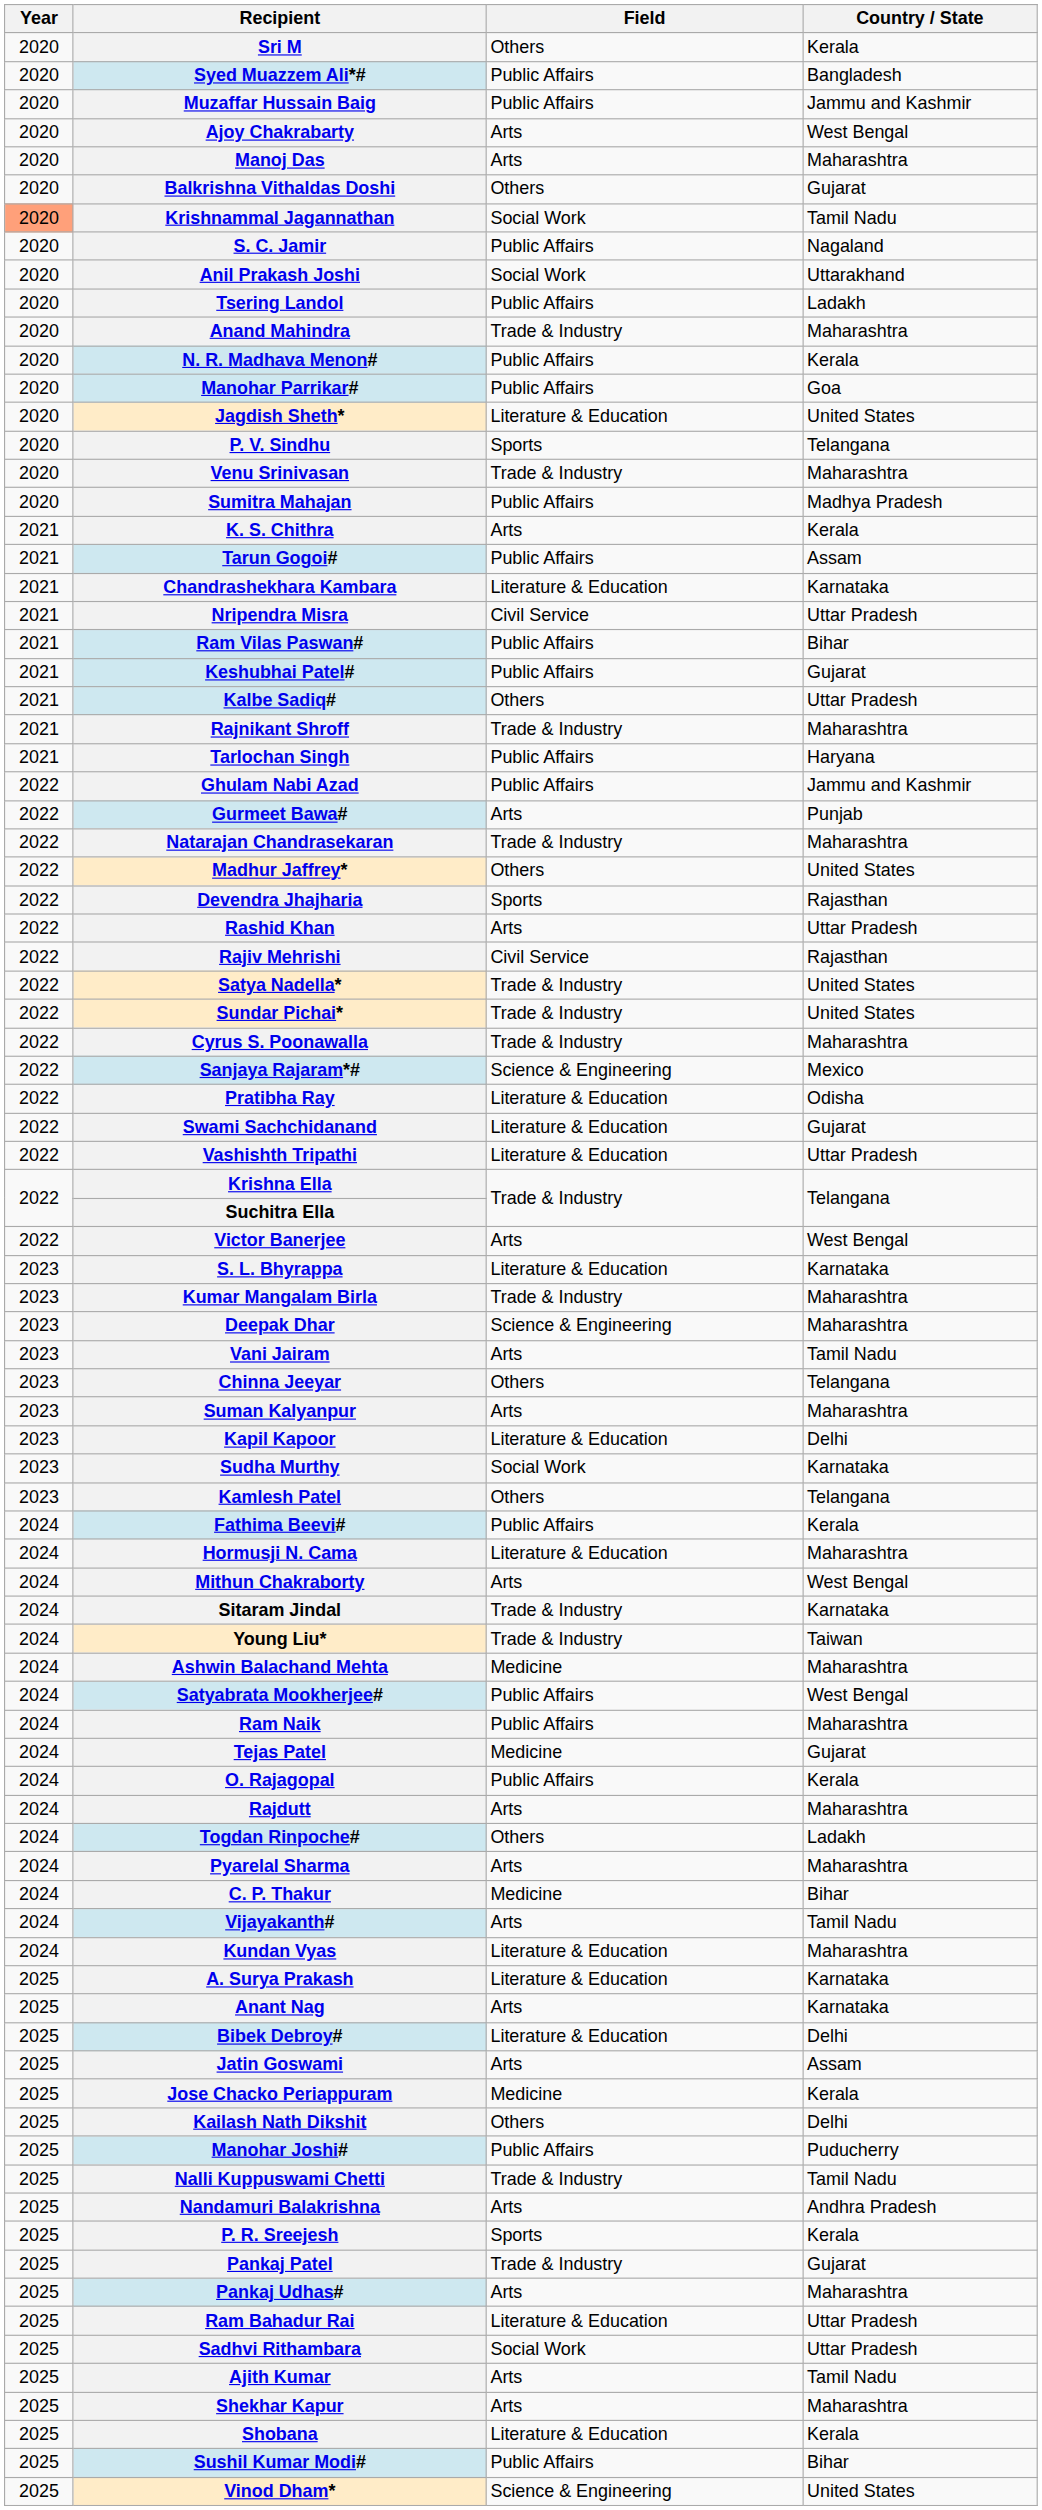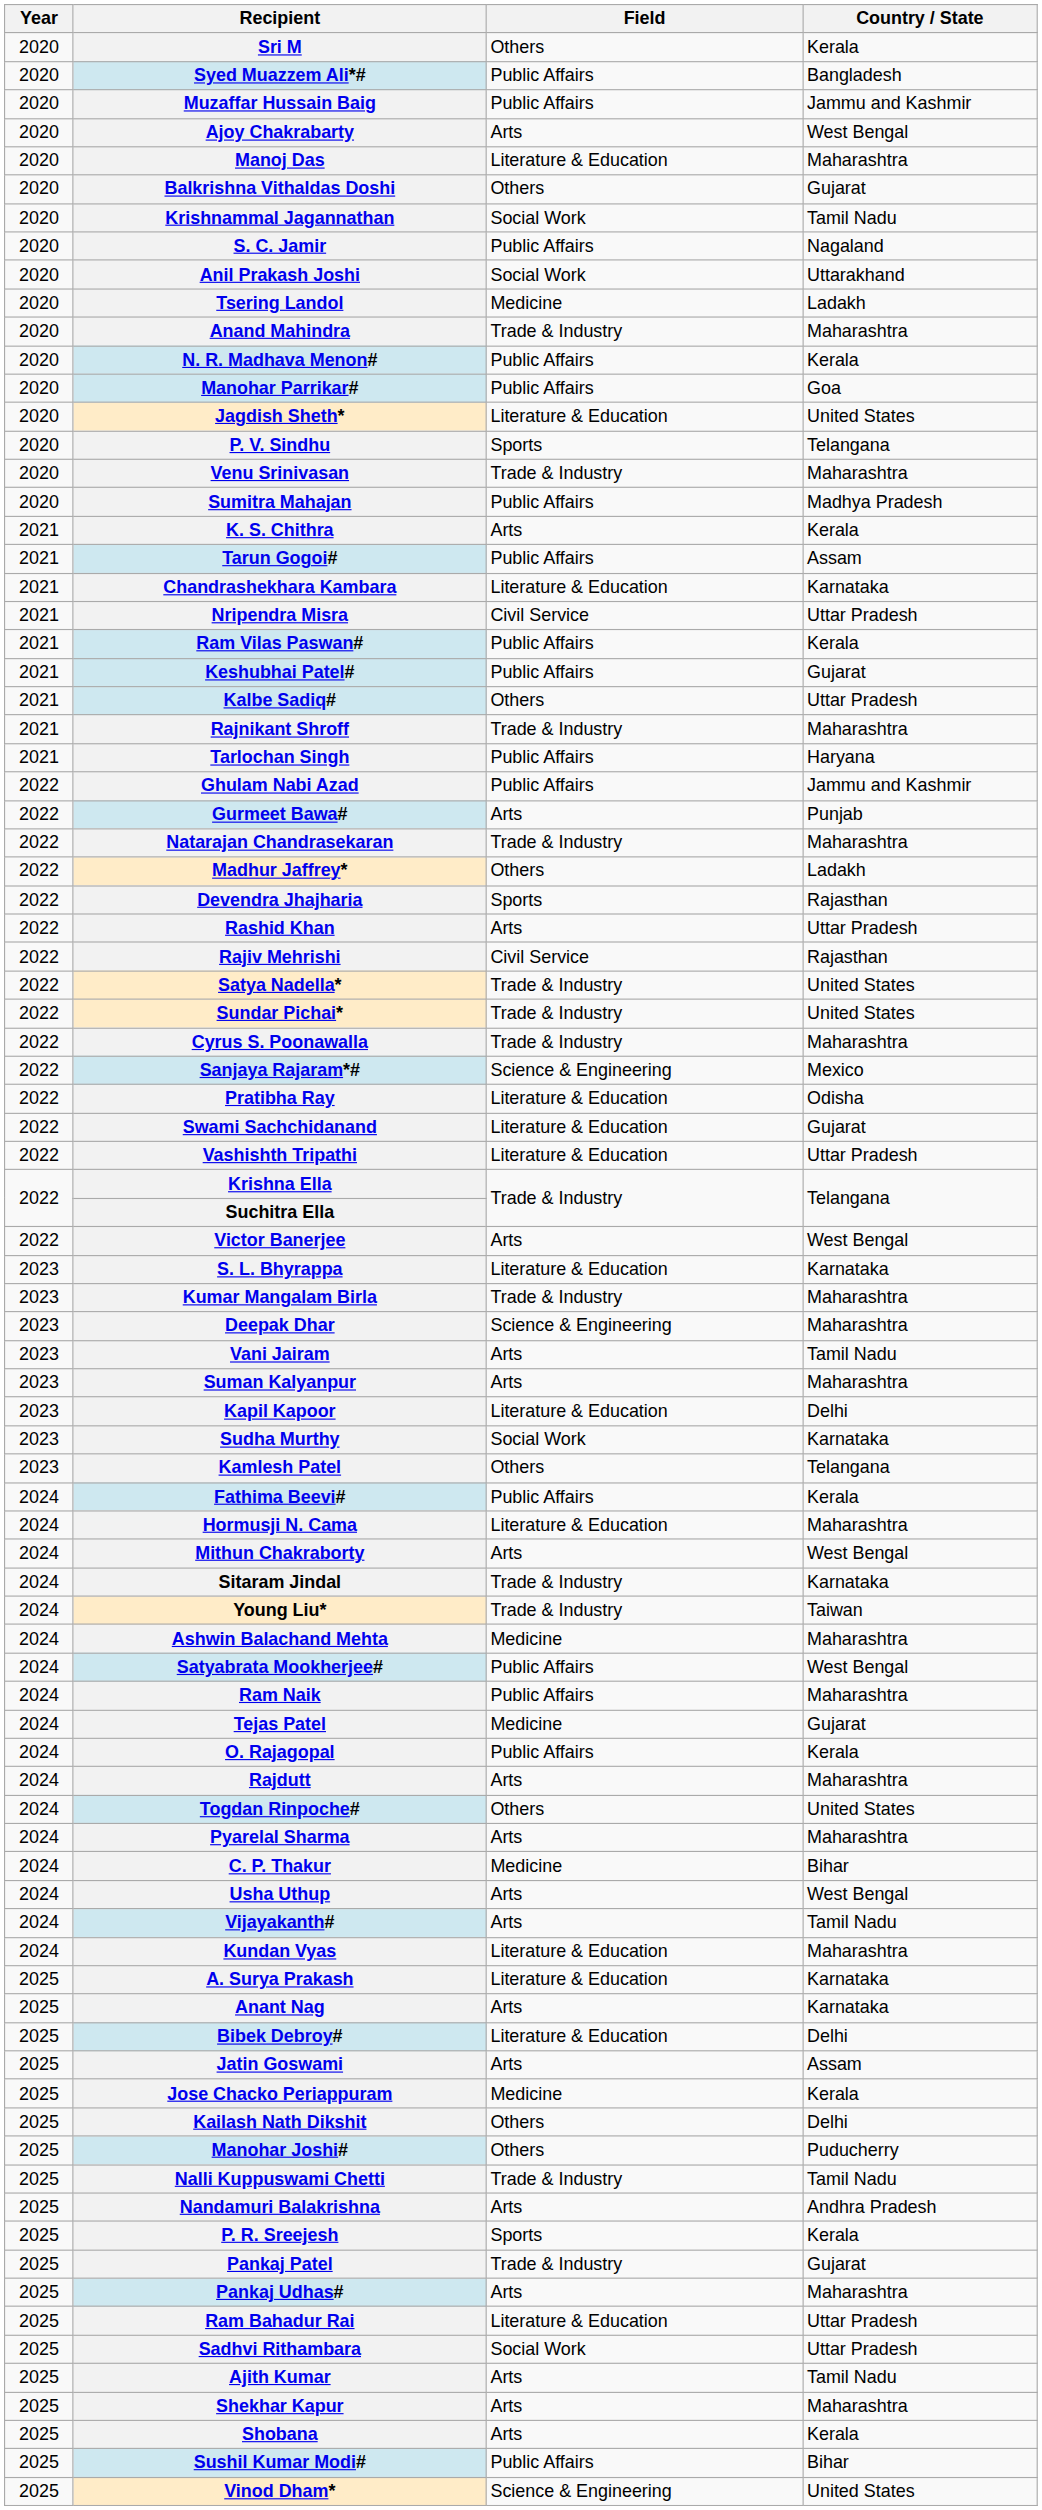(506, 160) Arts -> (579, 160) Literature & Education
(39, 217) lightsalmon background -> (39, 217) no background
(542, 302) Public Affairs -> (526, 302) Medicine
(828, 643) Bihar -> (833, 643) Kerala
(861, 871) United States -> (836, 871) Ladakh
- row: (280, 1382)
(836, 1837) Ladakh -> (861, 1809) United States
+ row: (280, 1894)
(542, 2150) Public Affairs -> (517, 2150) Others
(579, 2434) Literature & Education -> (506, 2434) Arts
